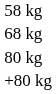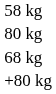rows swapped: (23, 34) <-> (23, 57)
